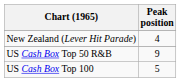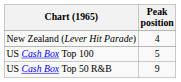rows swapped: (50, 69) <-> (59, 54)
